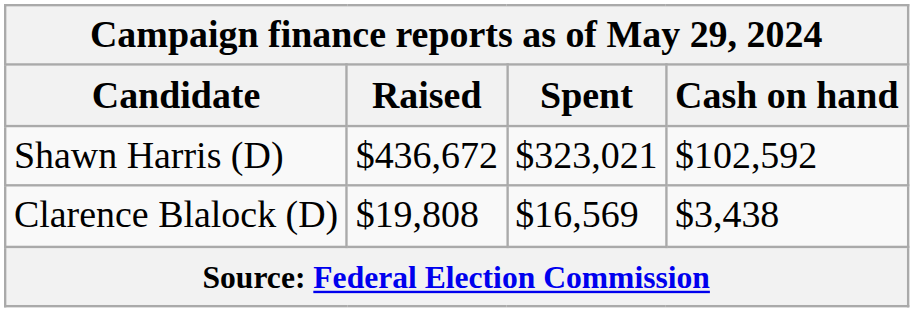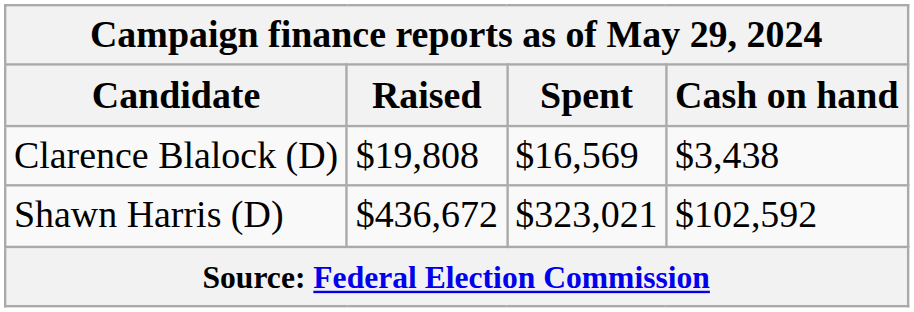rows swapped: (176, 214) <-> (149, 154)
